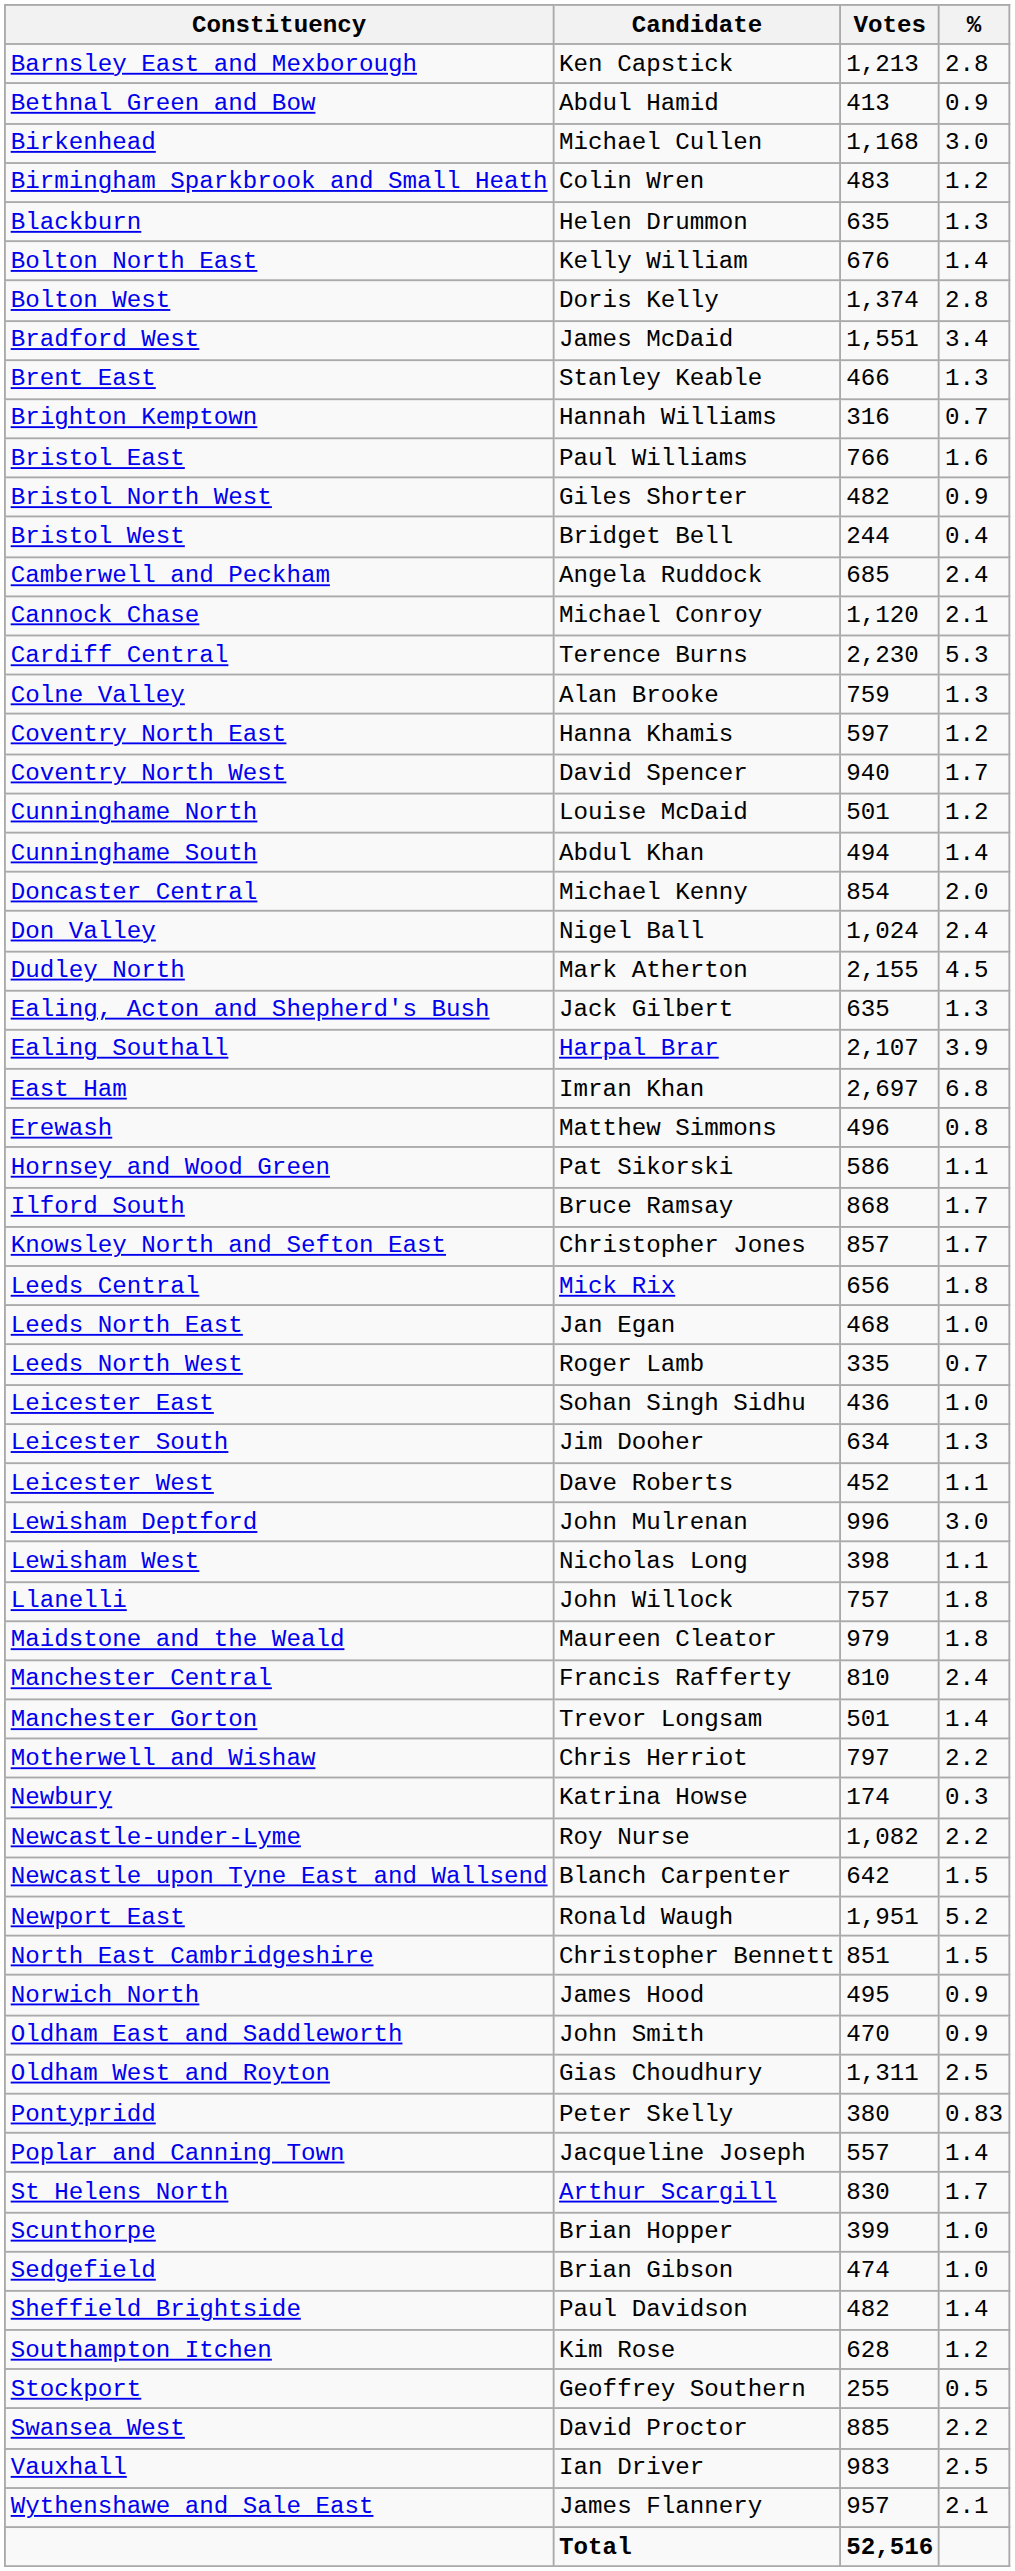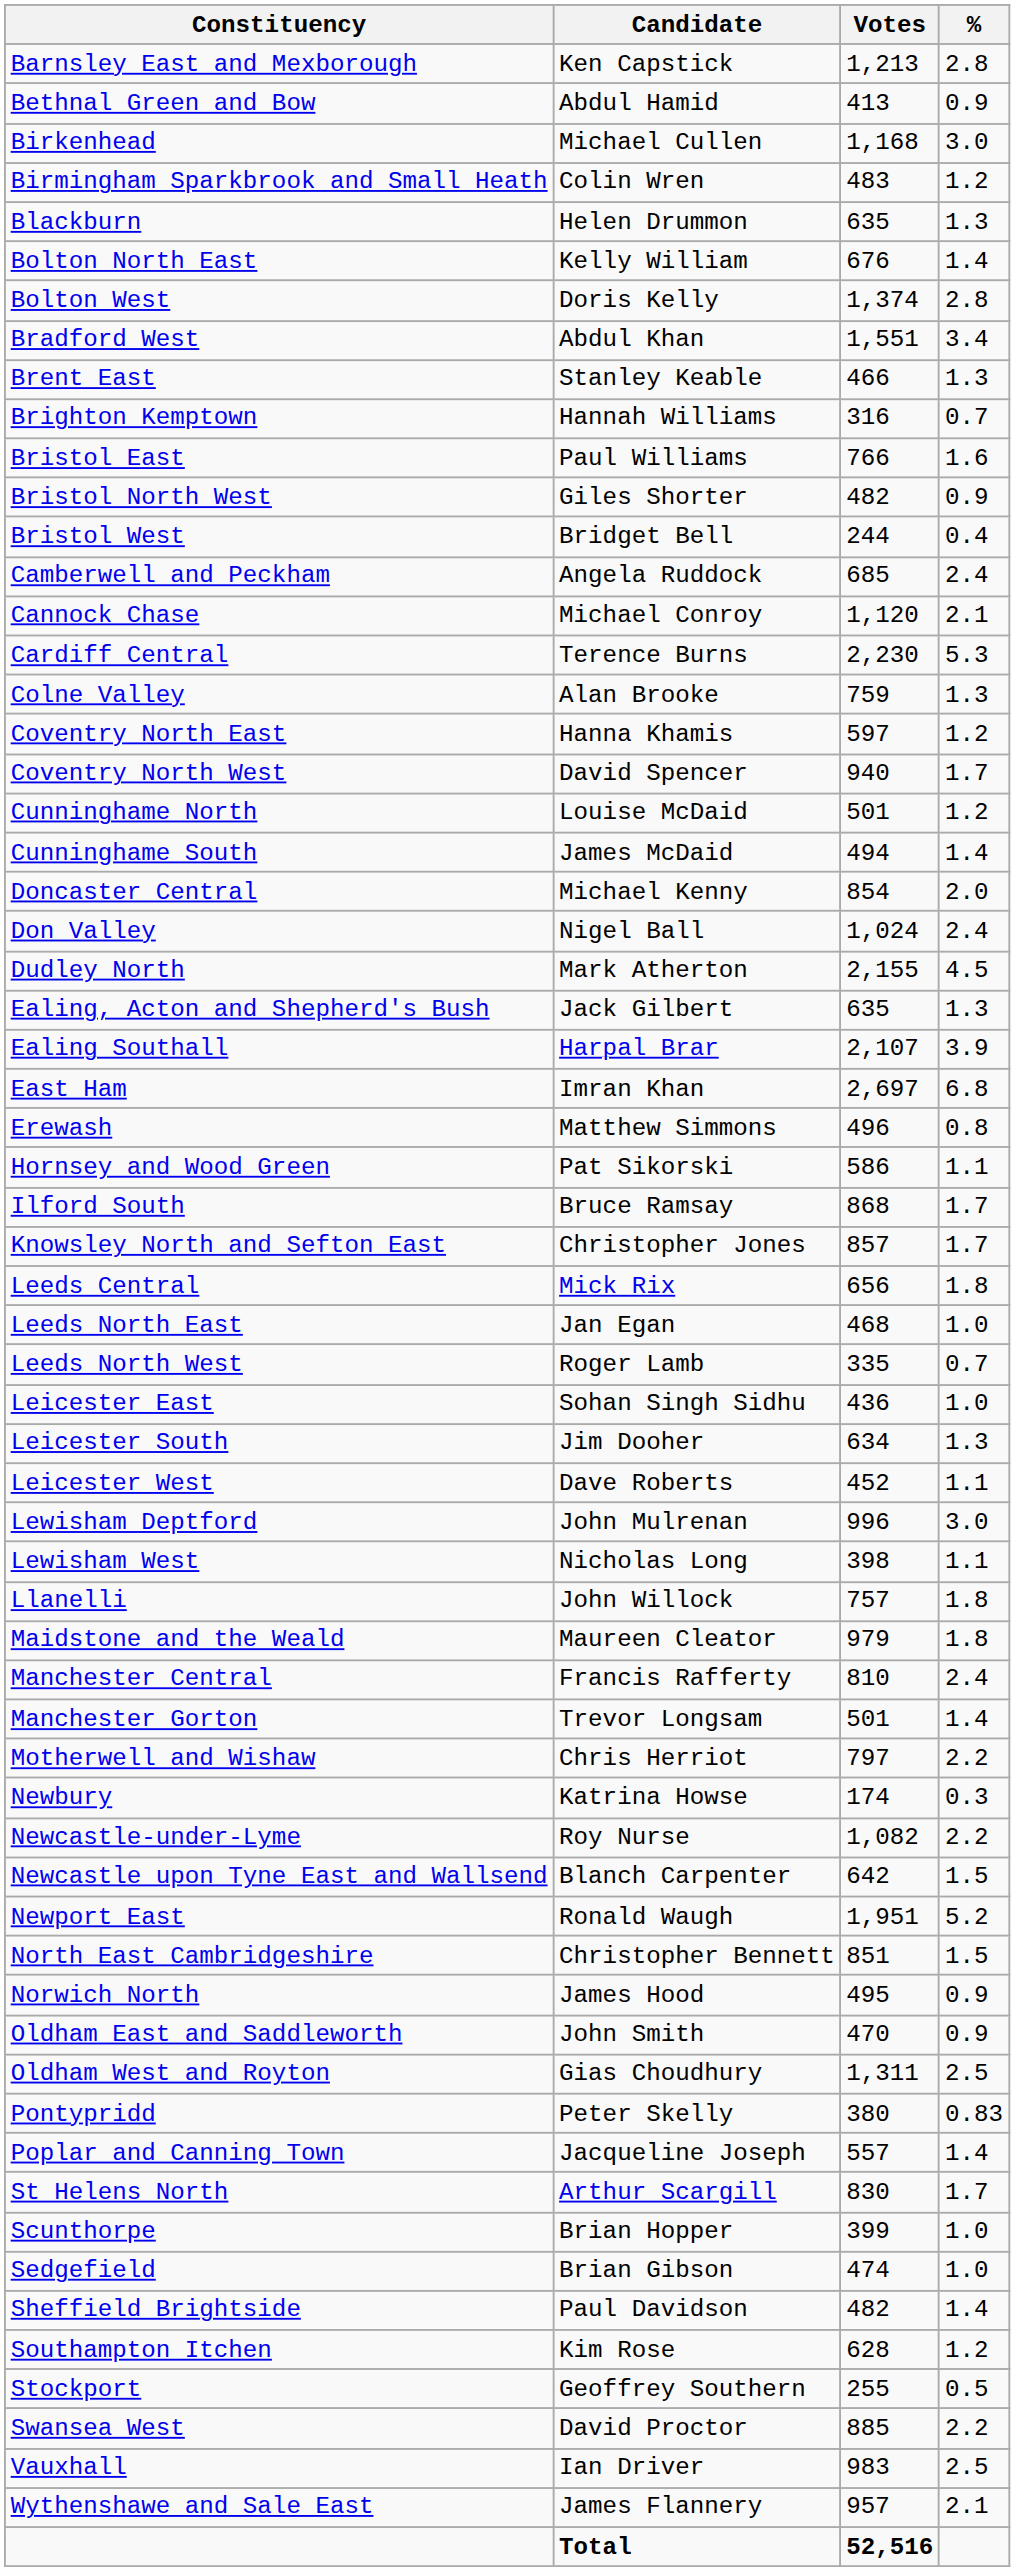(646, 340) James McDaid -> (632, 340) Abdul Khan
(632, 852) Abdul Khan -> (646, 852) James McDaid
